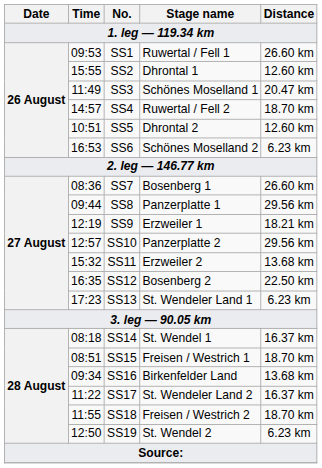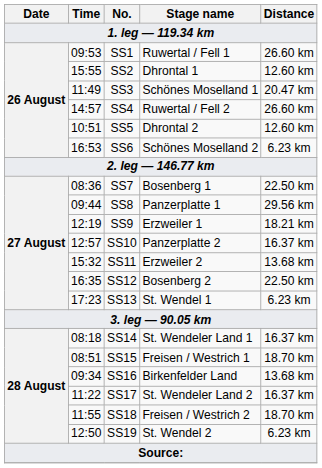(289, 109) 18.70 km -> (289, 109) 26.60 km
(289, 185) 26.60 km -> (289, 185) 22.50 km
(289, 243) 29.56 km -> (289, 243) 16.37 km
(197, 300) St. Wendeler Land 1 -> (177, 300) St. Wendel 1
(177, 338) St. Wendel 1 -> (197, 338) St. Wendeler Land 1
